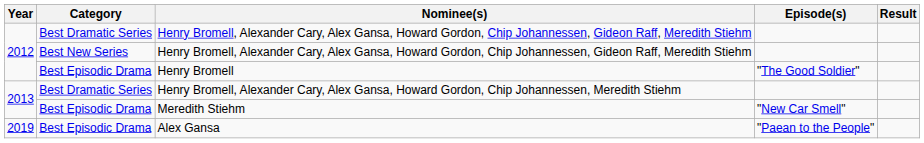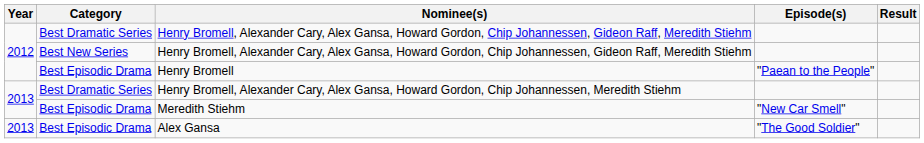(808, 71) "The Good Soldier" -> (816, 71) "Paean to the People"
(20, 128) 2019 -> (20, 128) 2013
(816, 128) "Paean to the People" -> (808, 128) "The Good Soldier"
